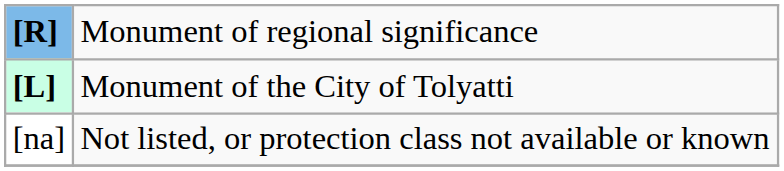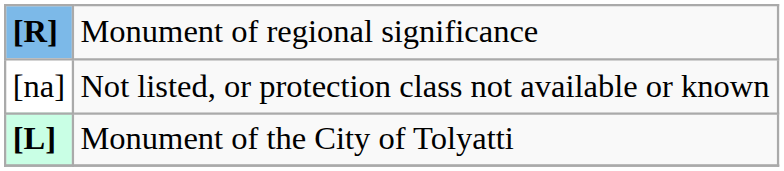rows swapped: (34, 85) <-> (39, 139)
